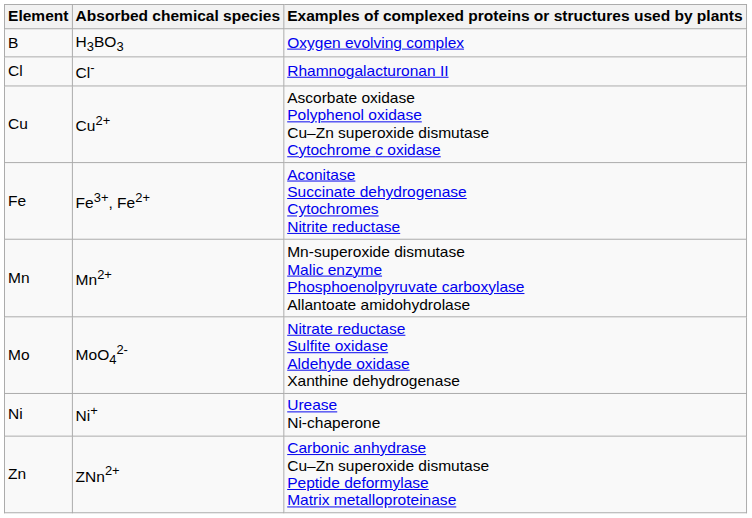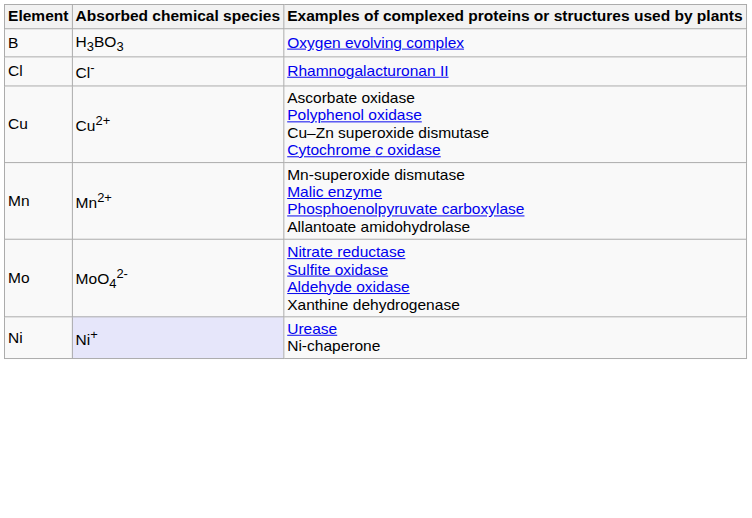- row: (17, 201)
(87, 414) no background -> (87, 337) lavender background
- row: (17, 474)
